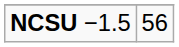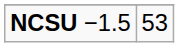(155, 23) 56 -> (155, 23) 53
